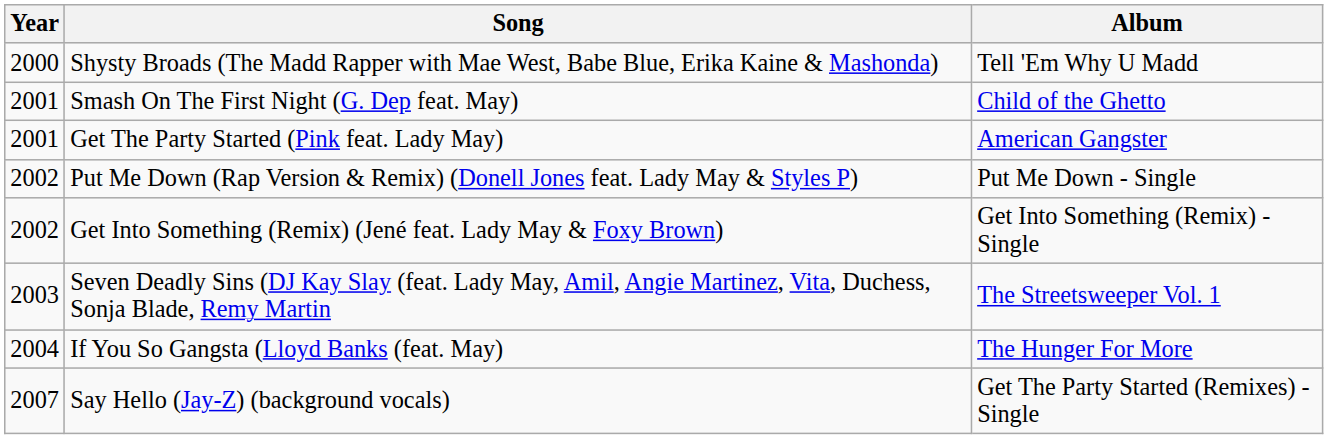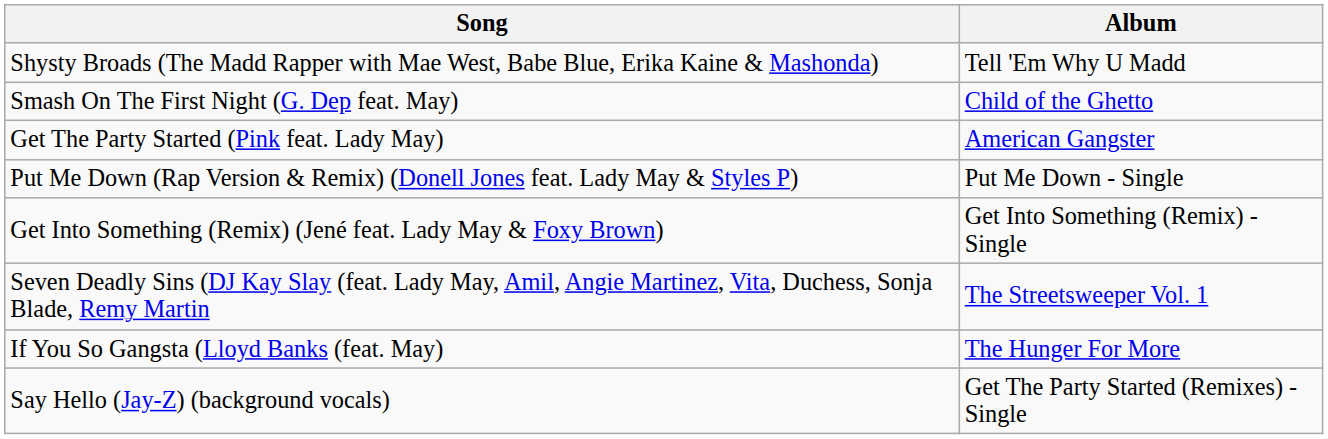- column: (35, 23)
